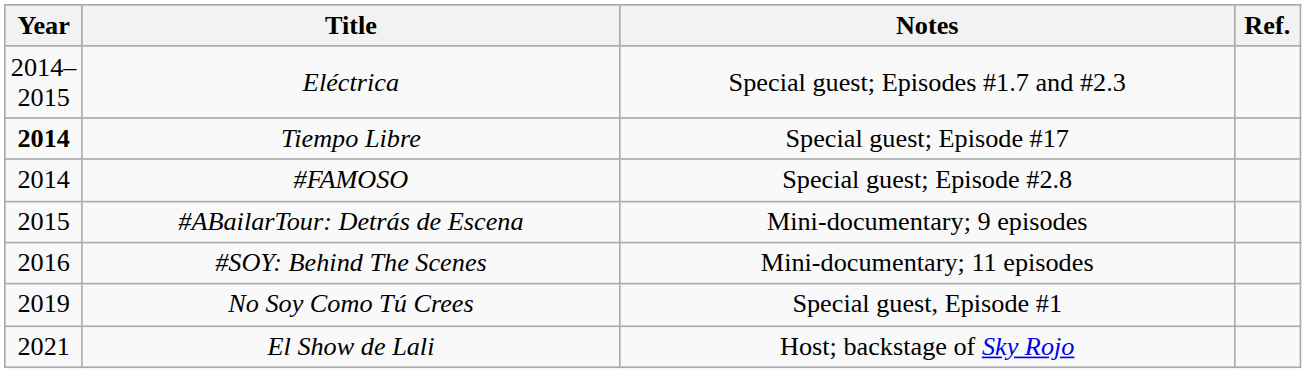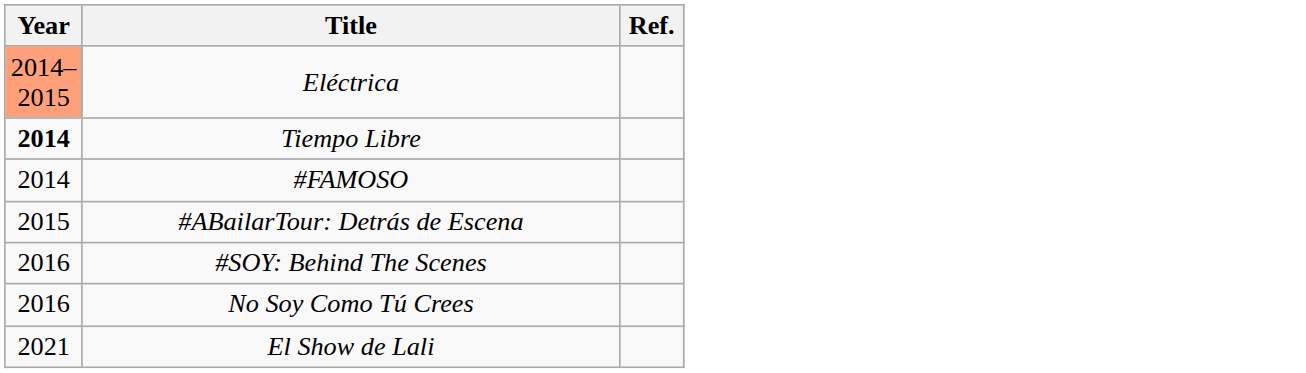- column: (927, 25)
(44, 81) no background -> (44, 81) lightsalmon background
(44, 304) 2019 -> (44, 304) 2016
